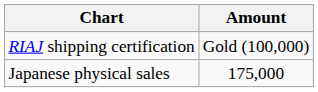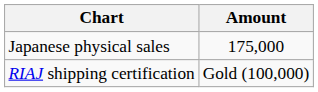rows swapped: (89, 73) <-> (102, 45)
